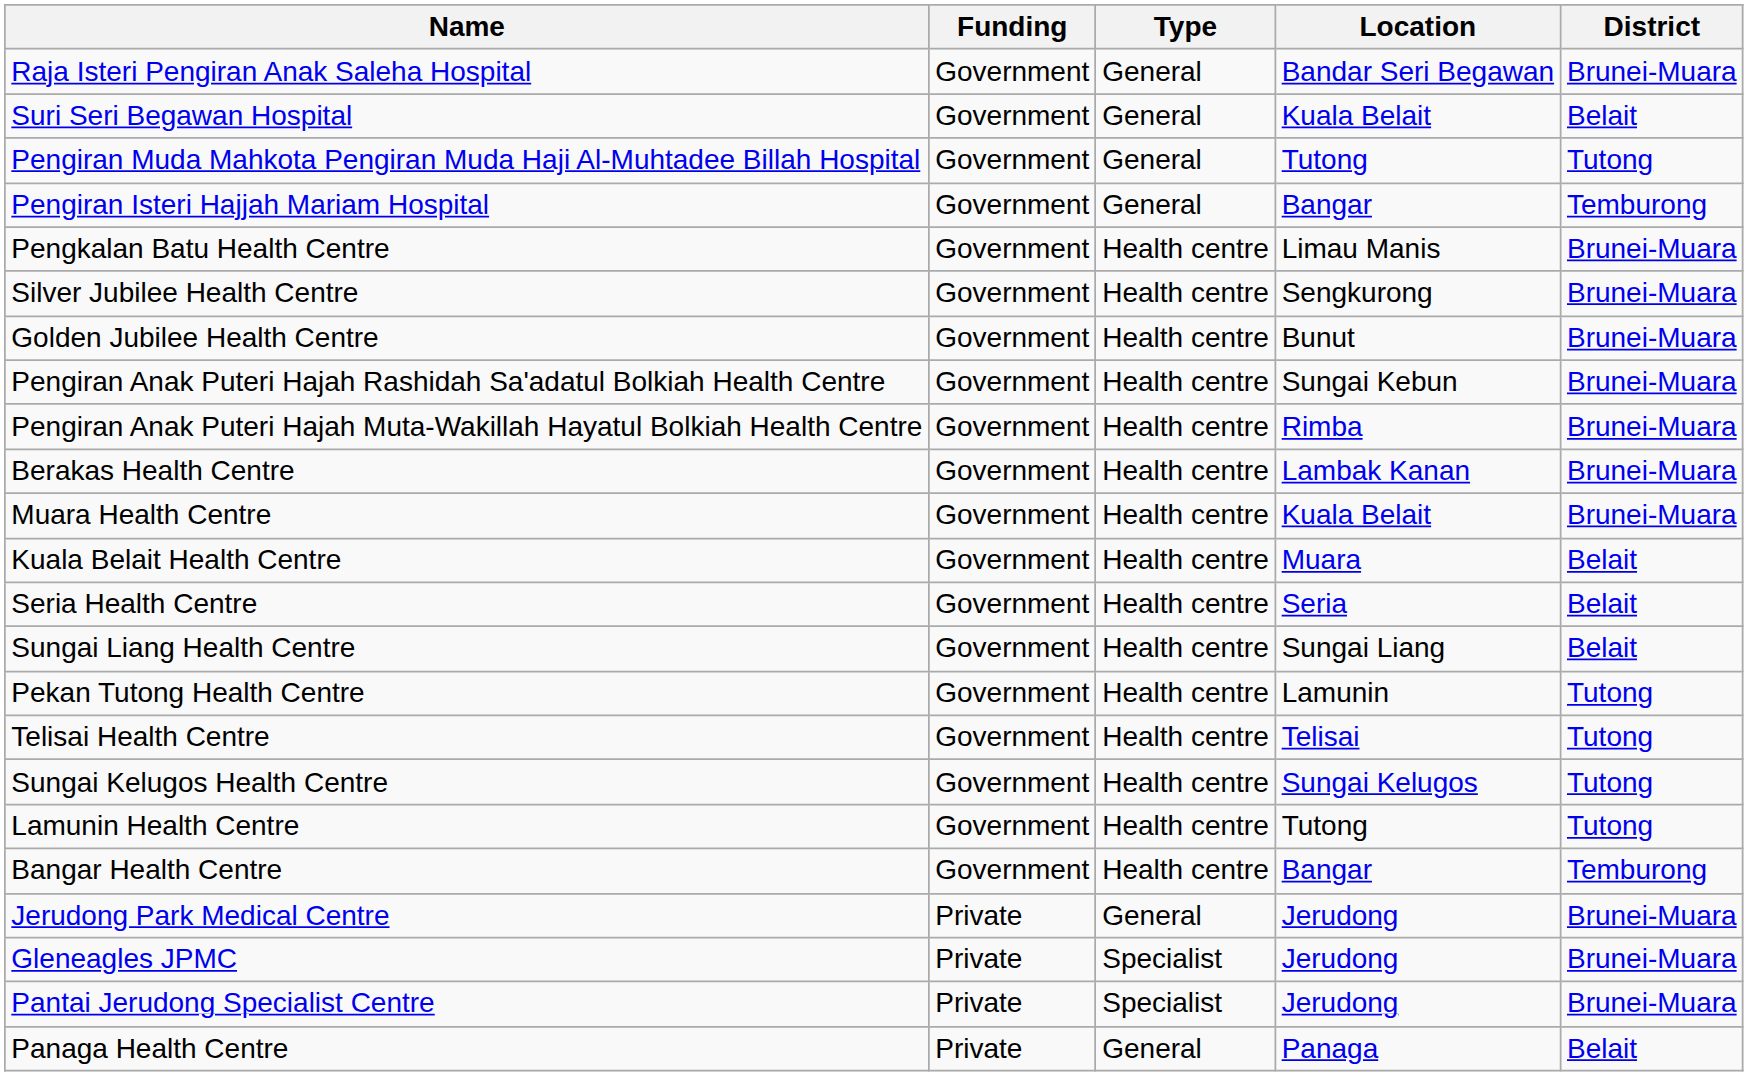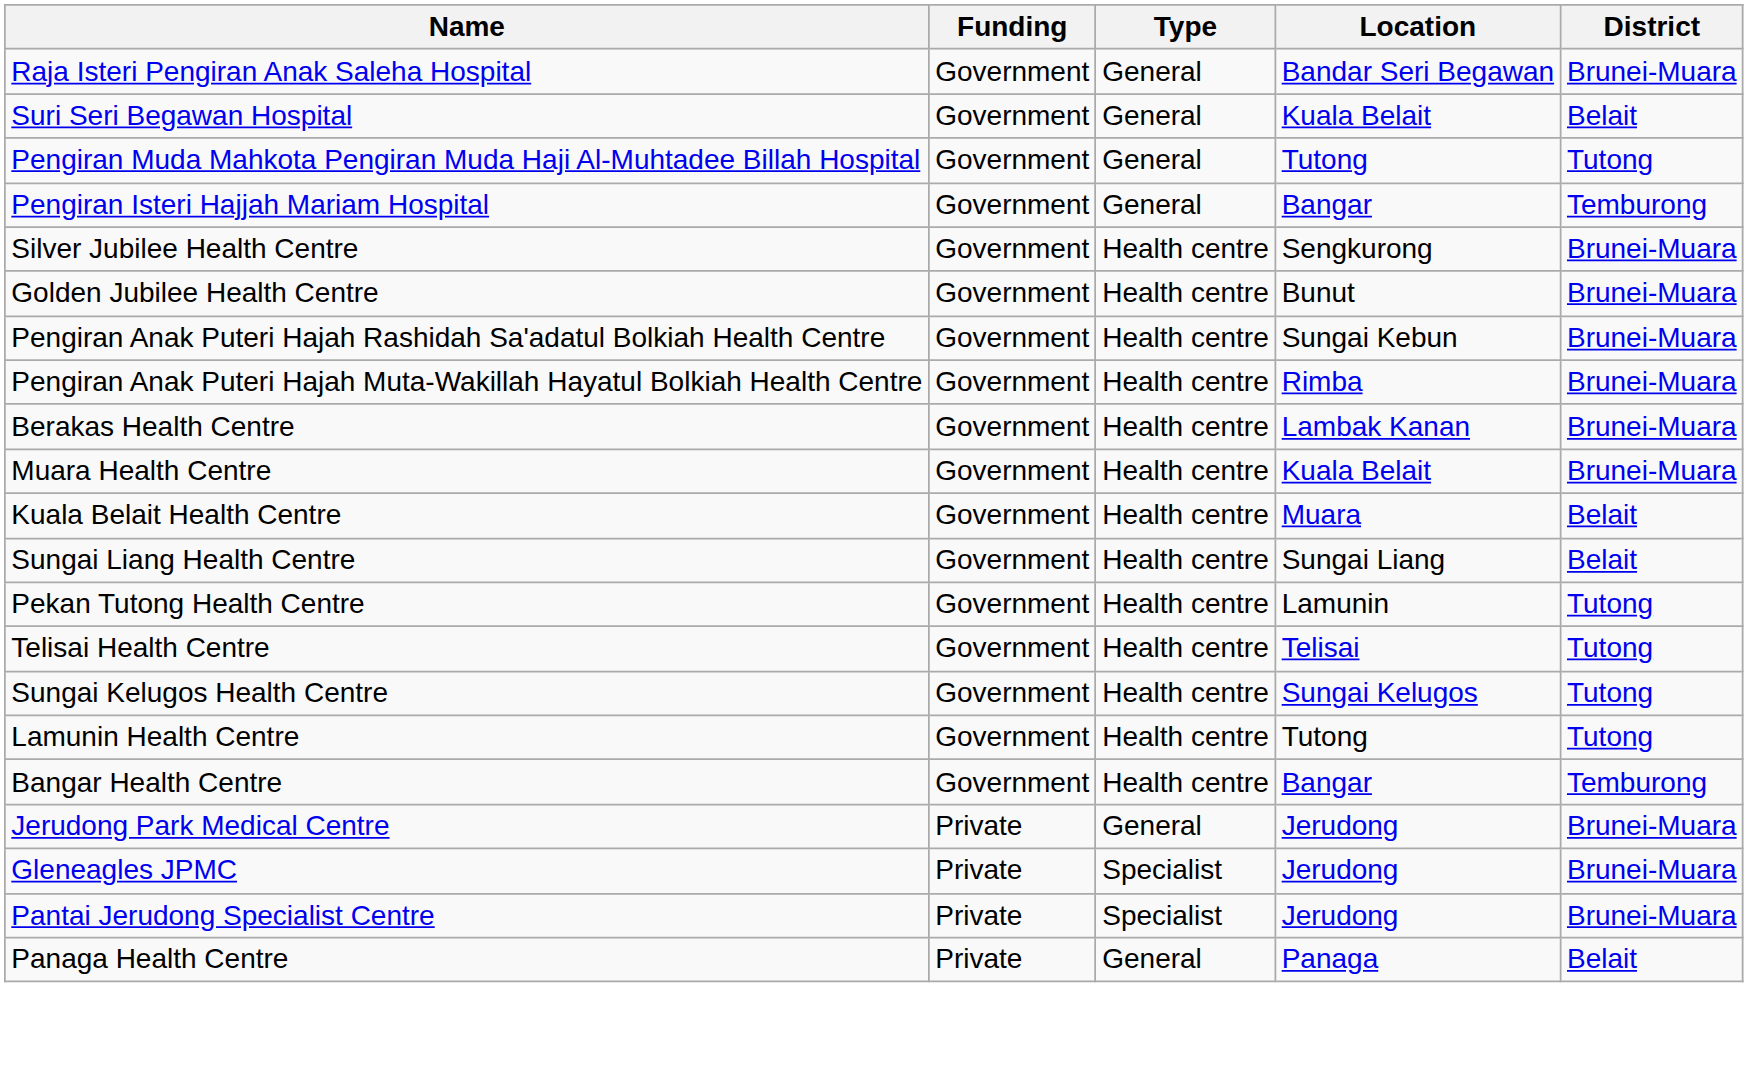- row: (200, 248)
- row: (134, 603)
